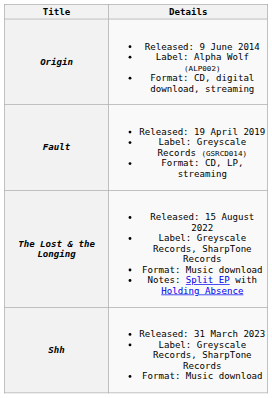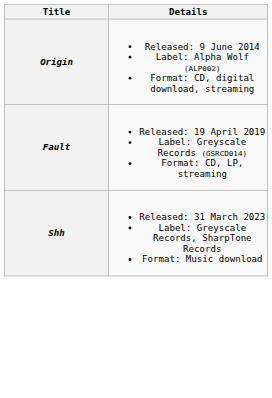- row: (57, 249)
